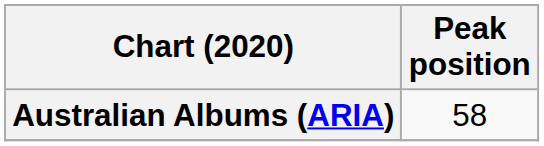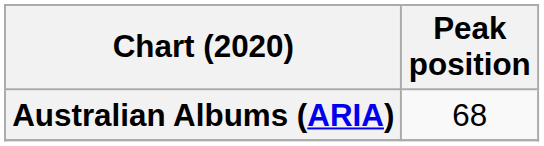(470, 114) 58 -> (470, 114) 68
